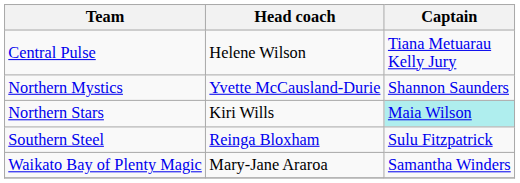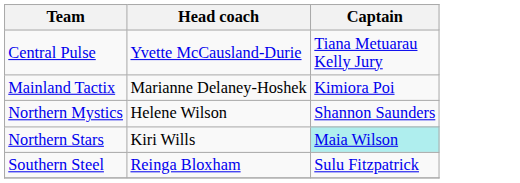(258, 52) Helene Wilson -> (216, 52) Yvette McCausland-Durie
+ row: (62, 87)
(295, 87) Yvette McCausland-Durie -> (179, 113) Helene Wilson
- row: (105, 165)
